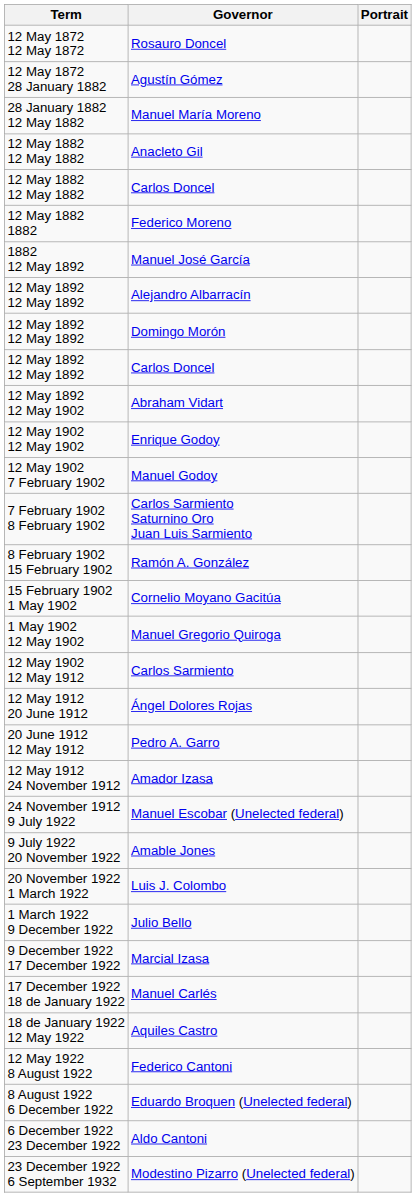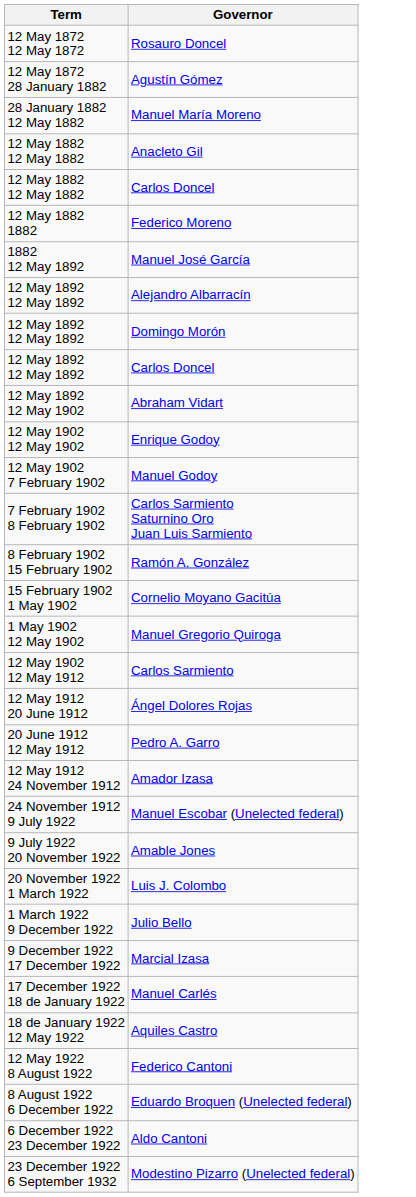- column: (384, 15)
